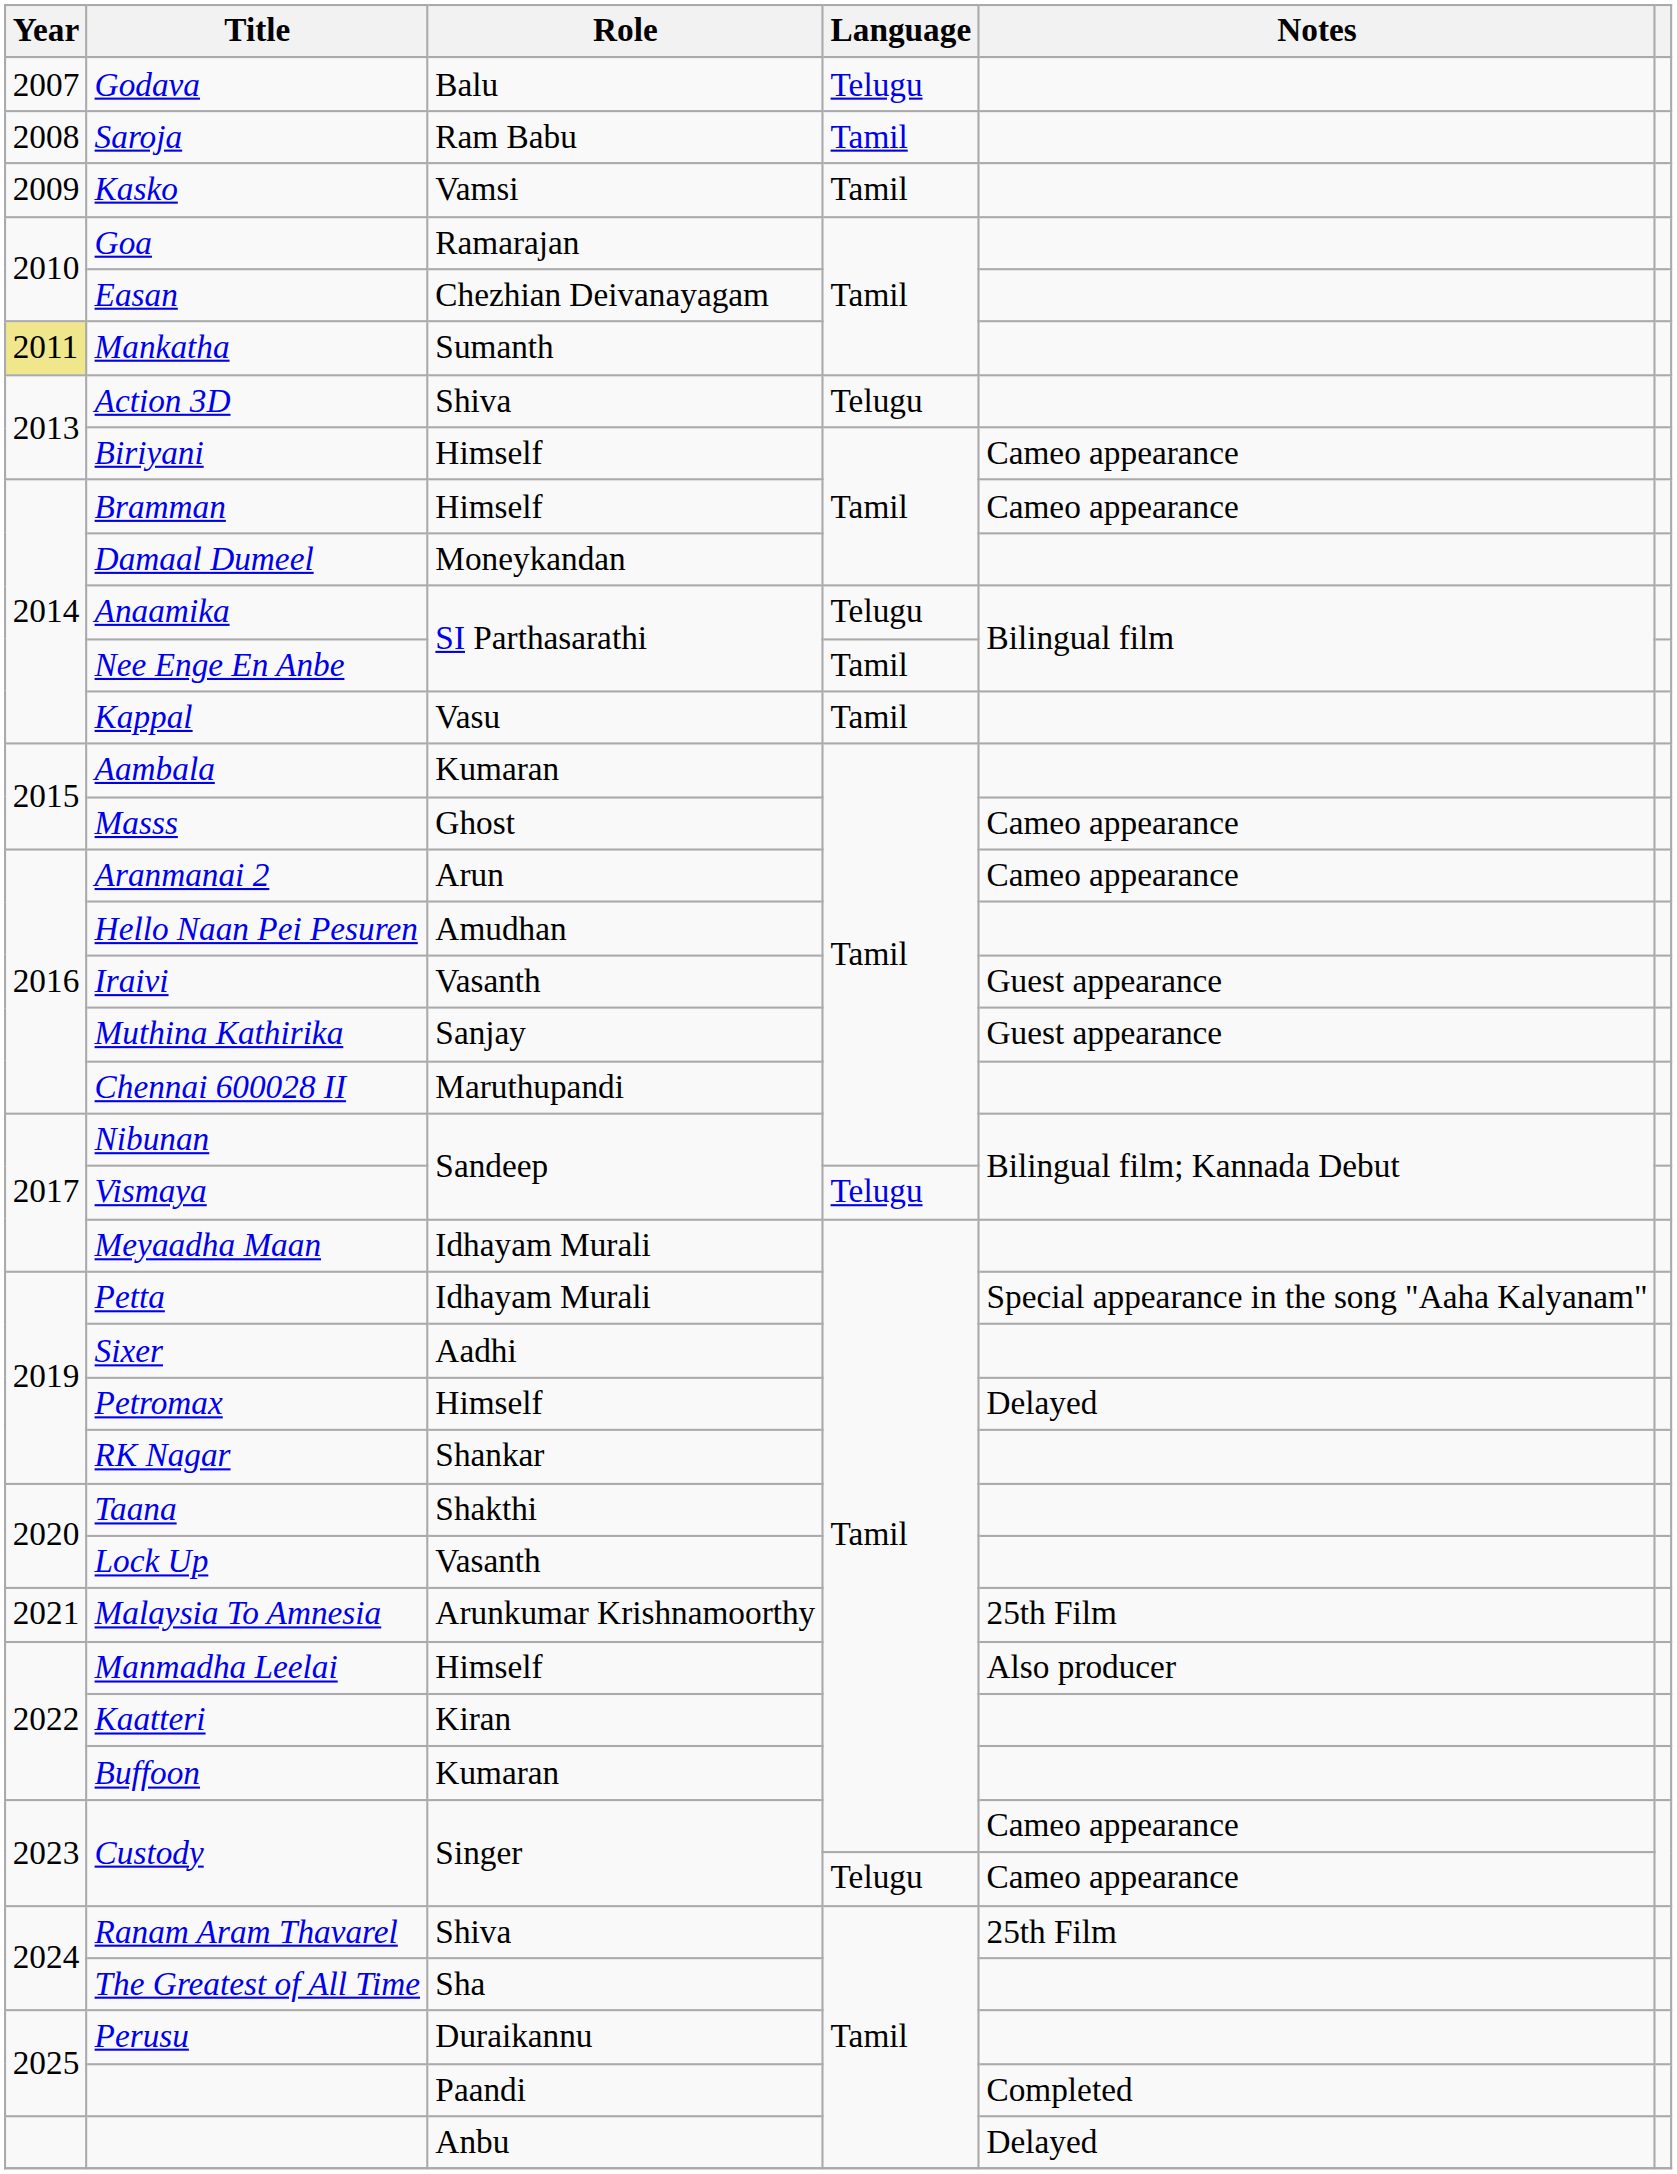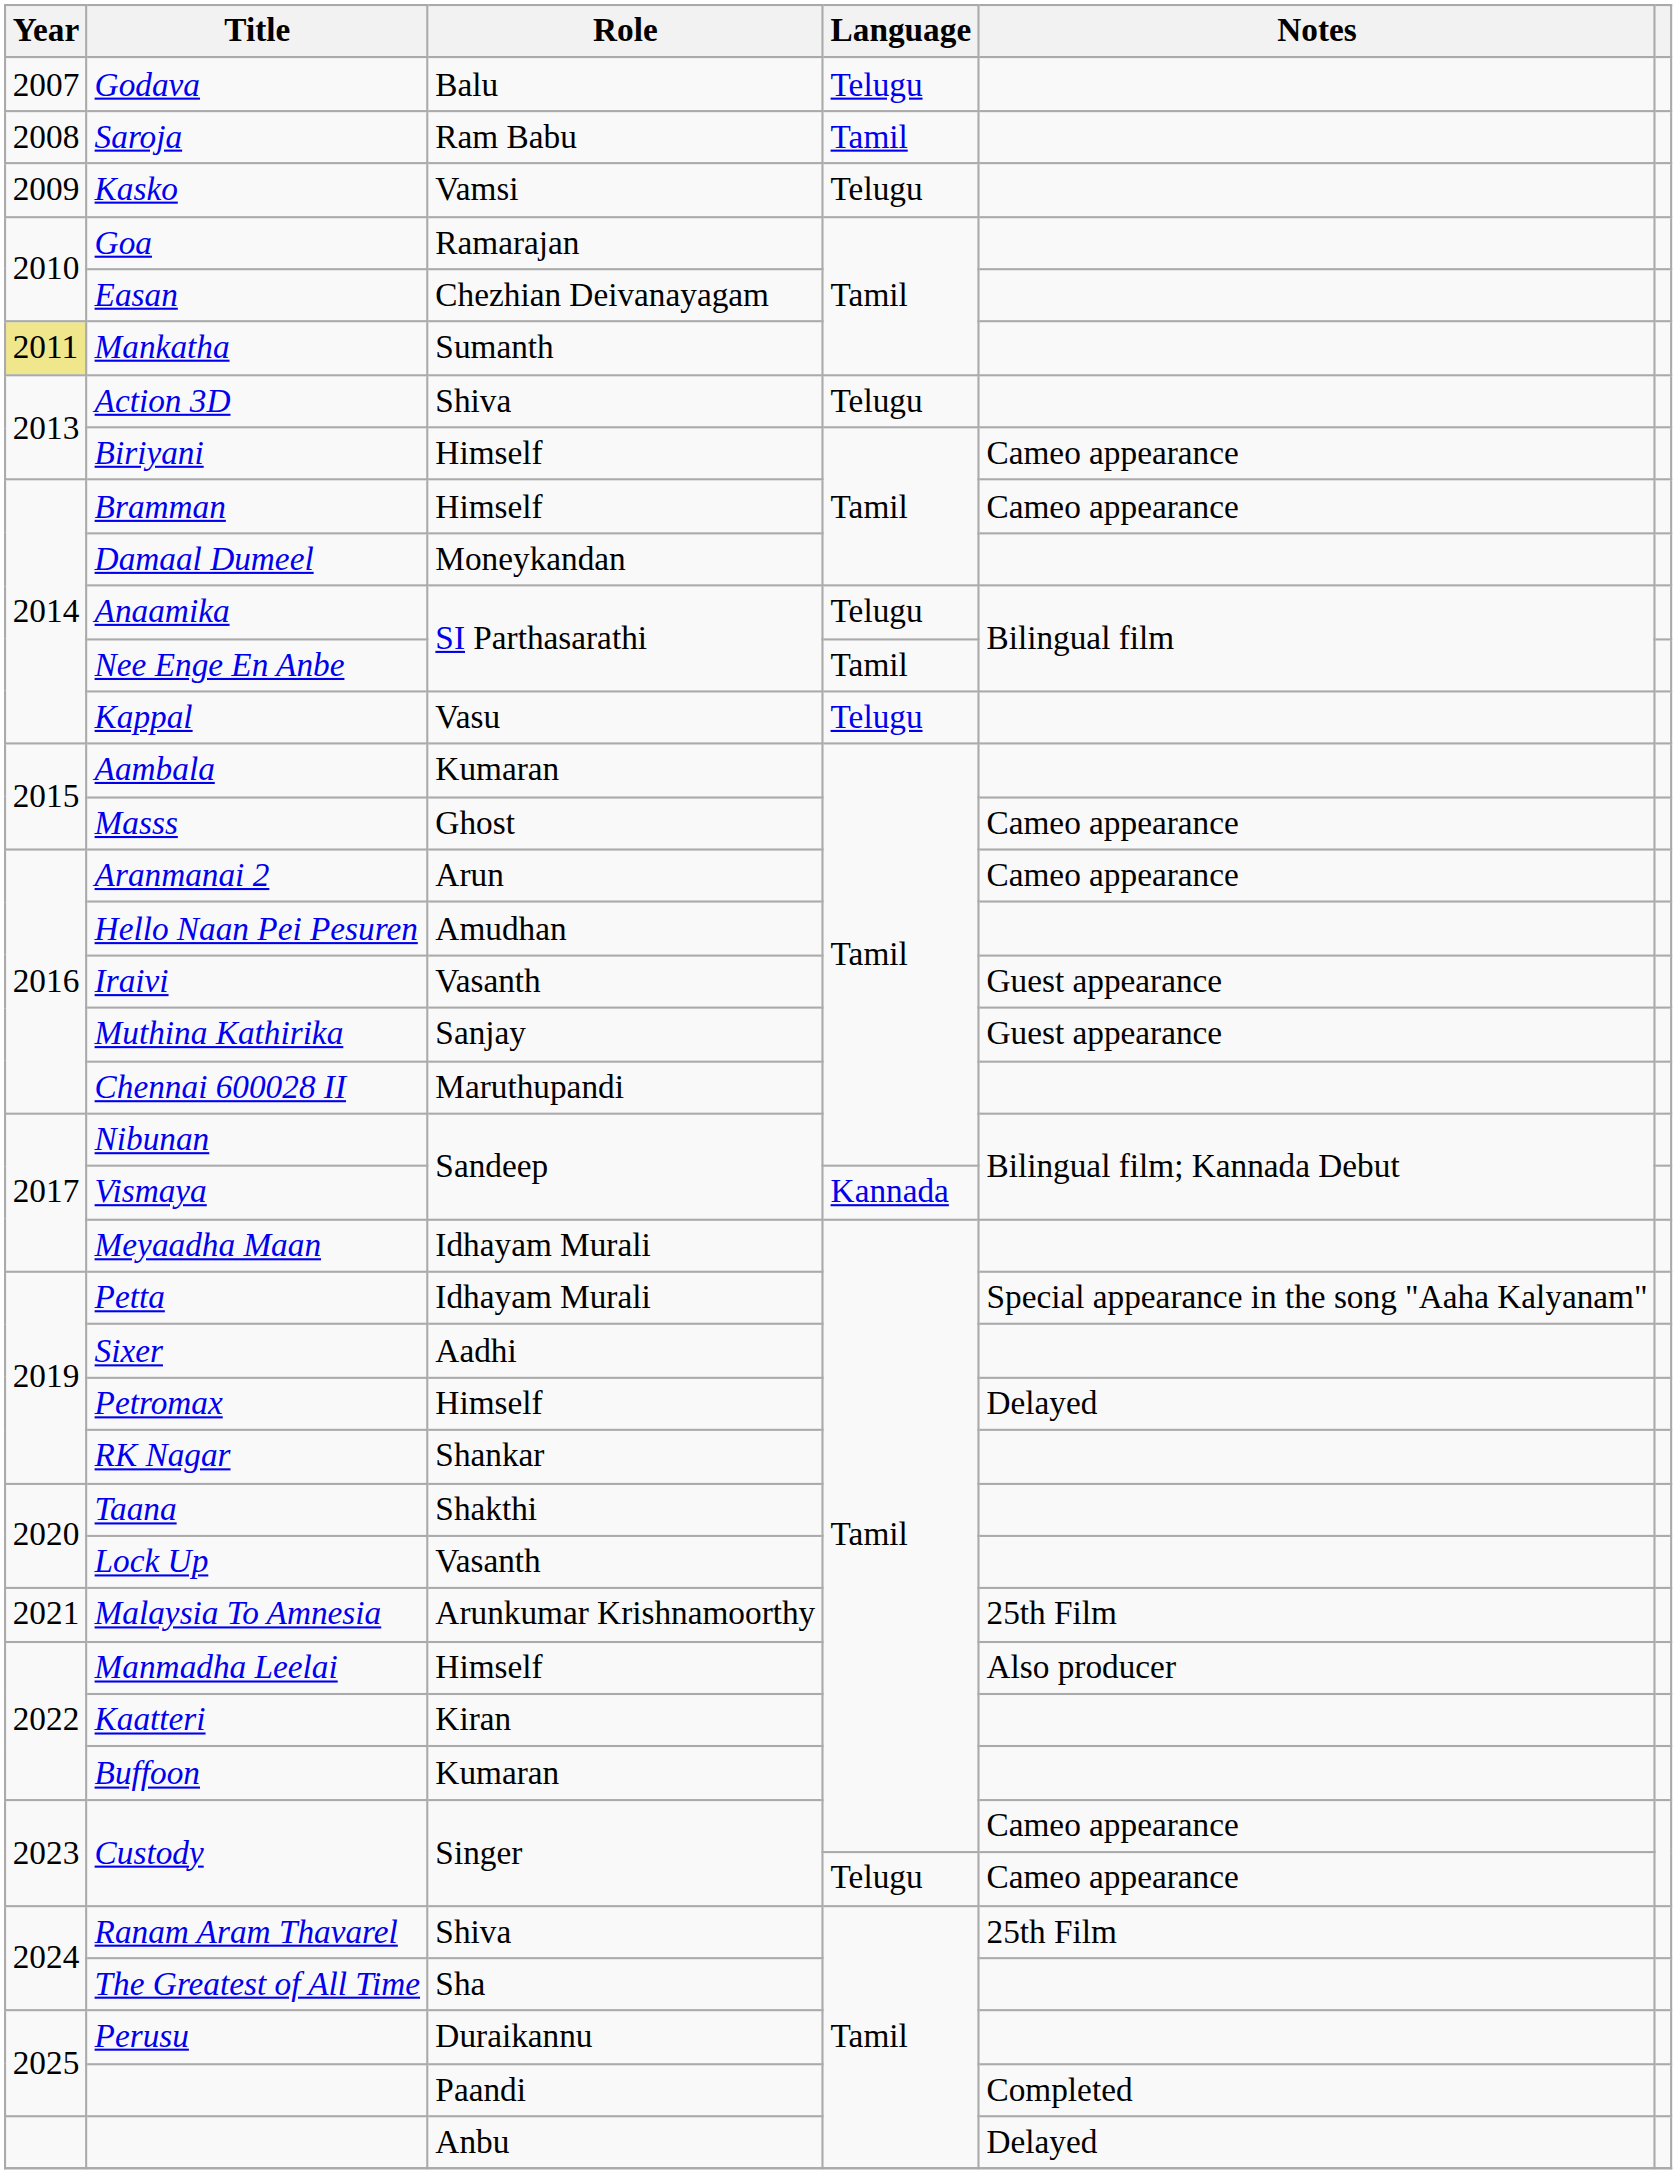(869, 189) Tamil -> (877, 189) Telugu
(869, 717) Tamil -> (877, 717) Telugu
(877, 1192) Telugu -> (890, 1192) Kannada
